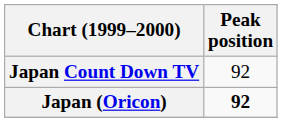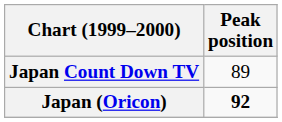(241, 71) 92 -> (241, 71) 89
